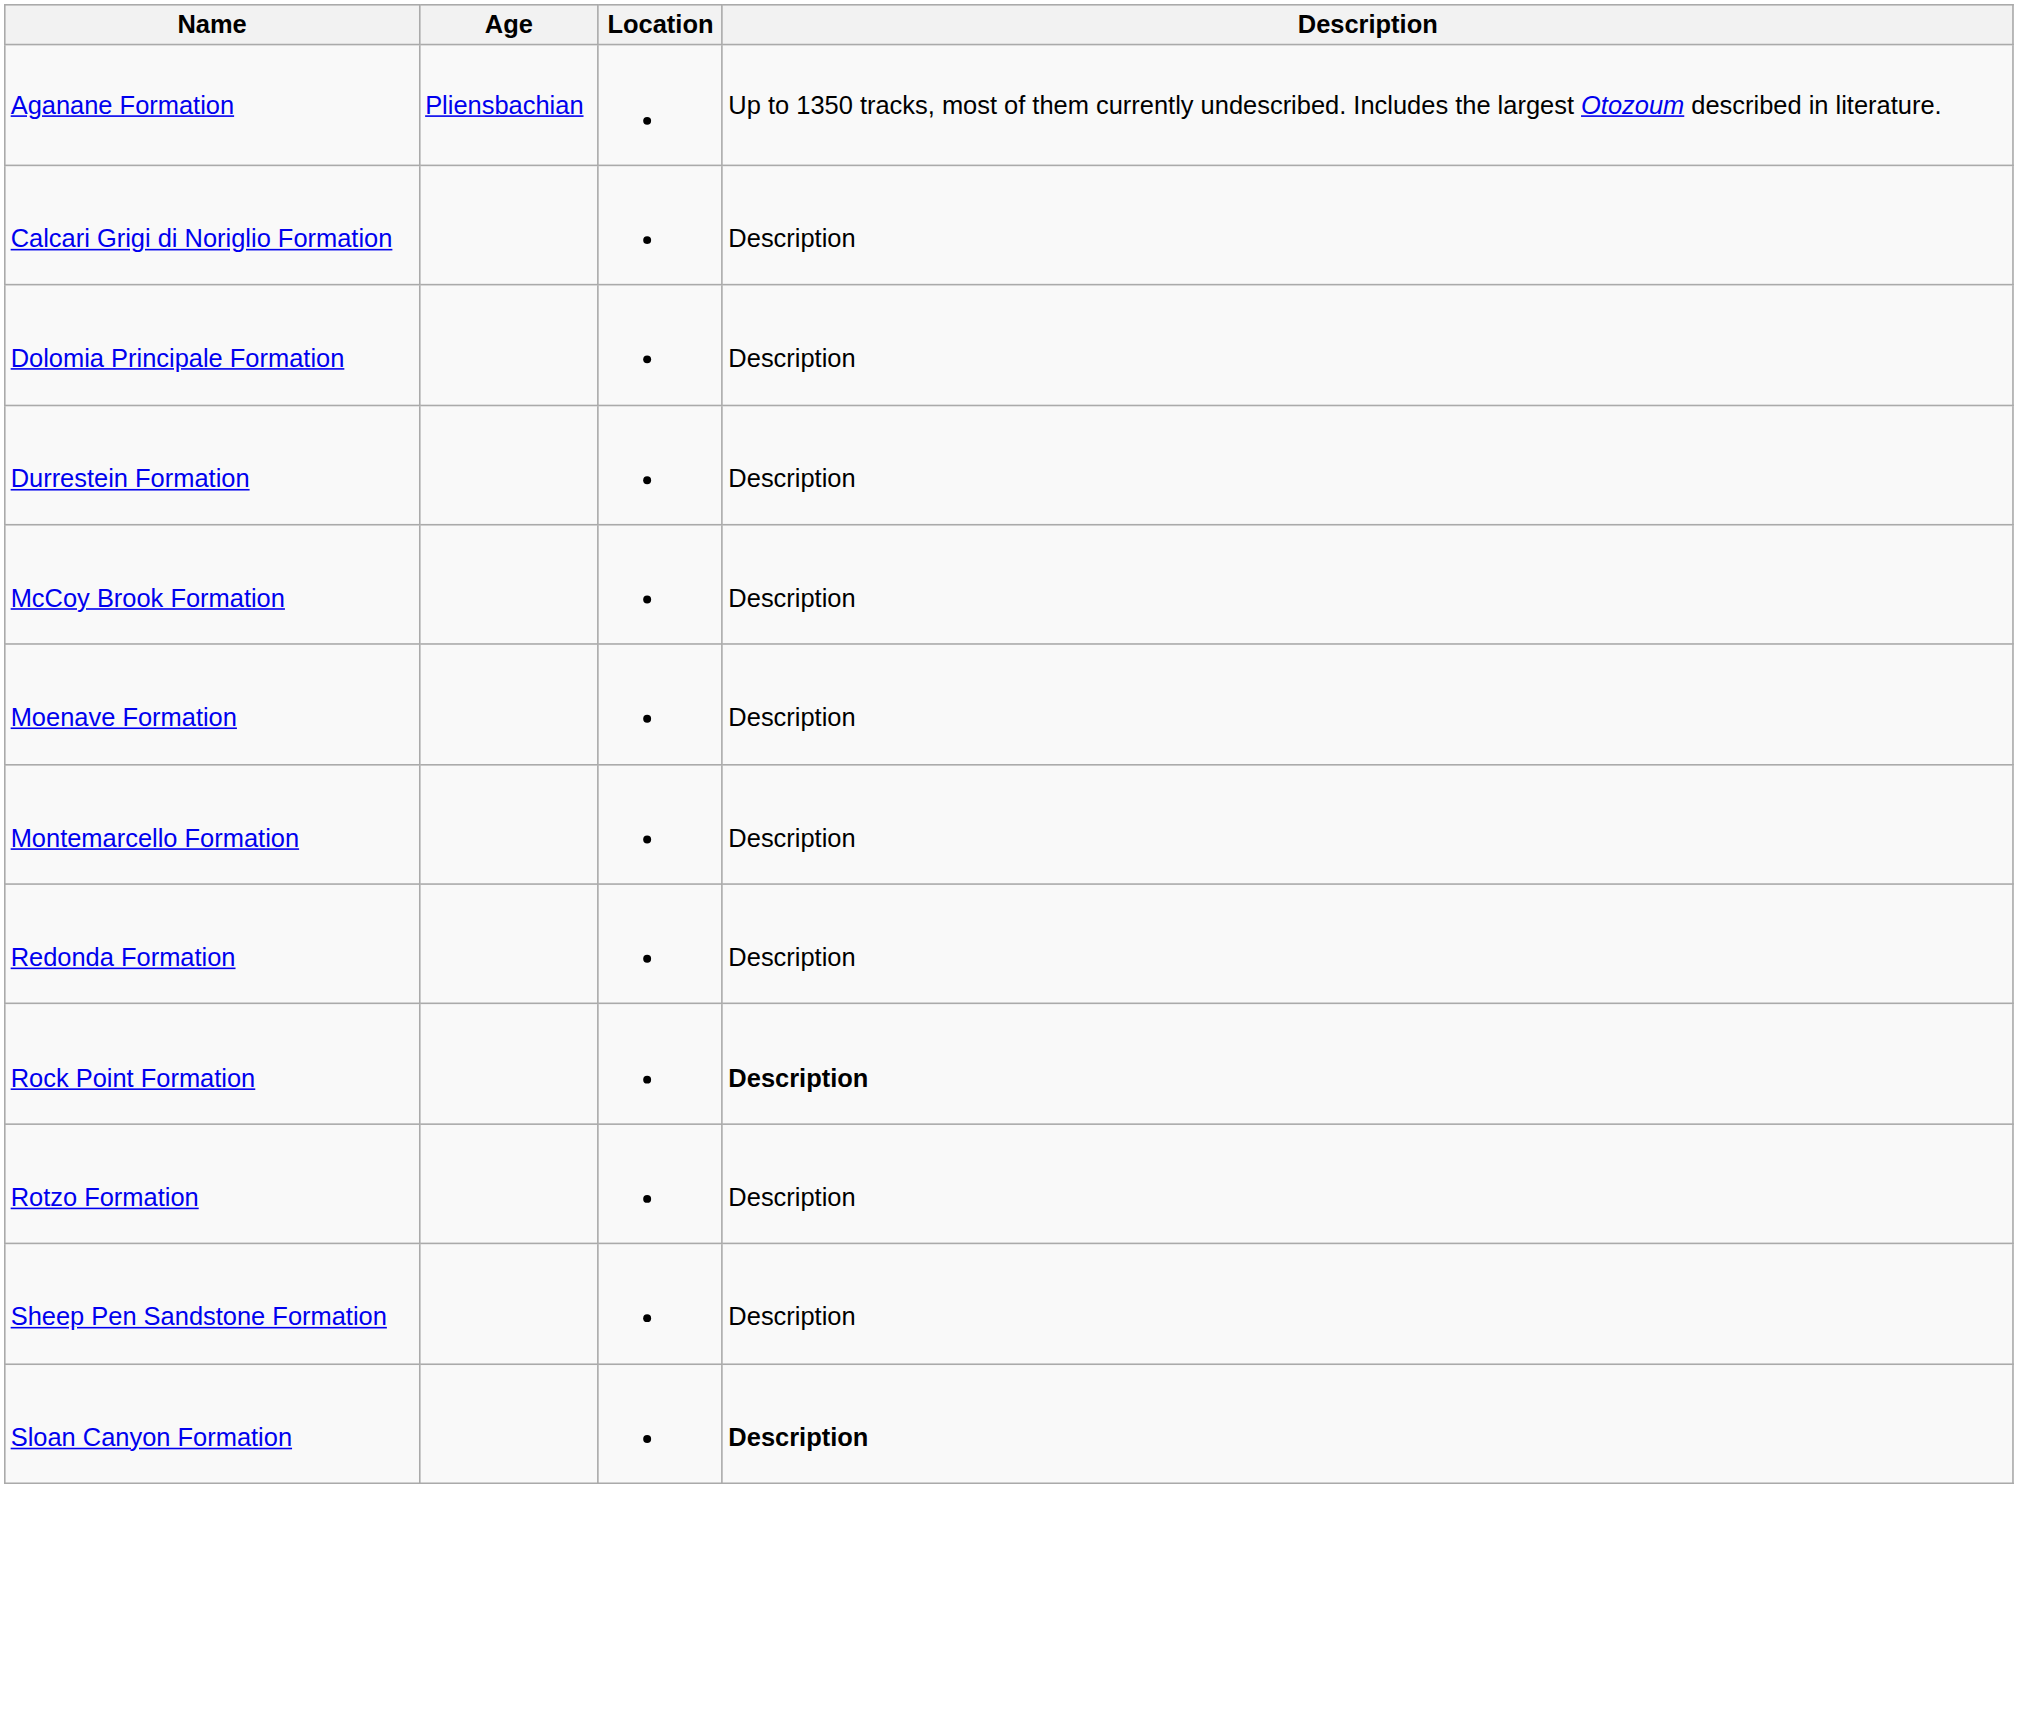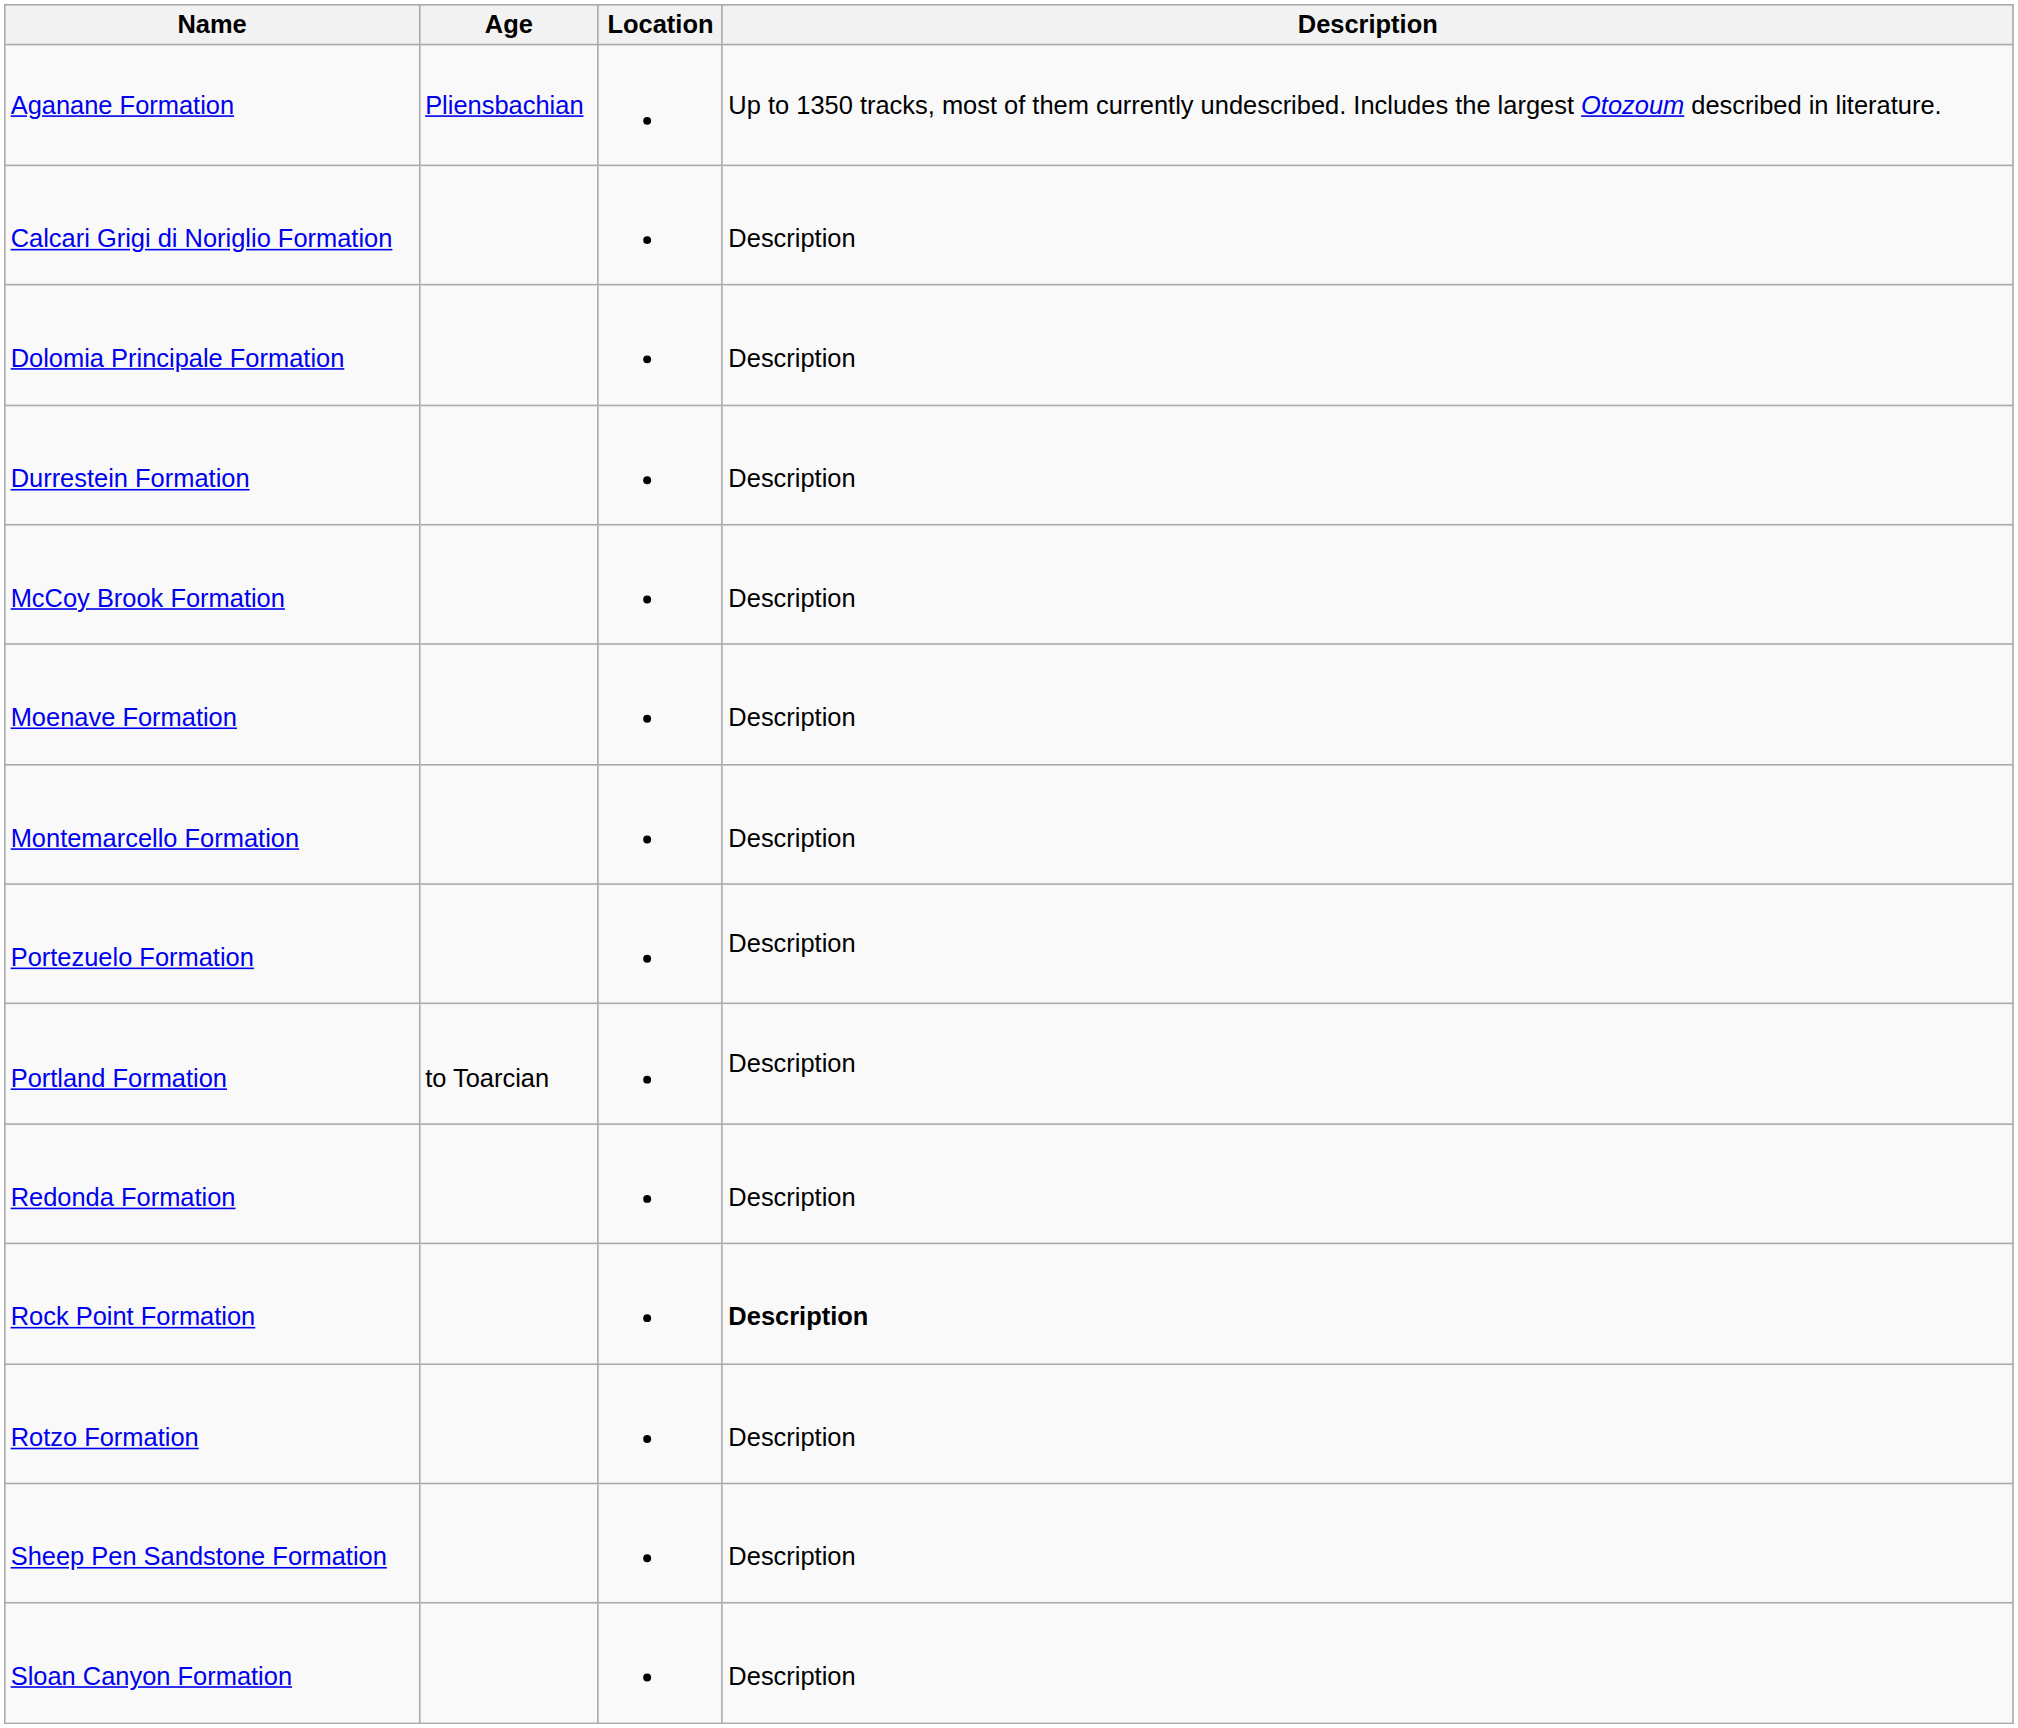+ row: (132, 958)
+ row: (119, 1077)
(798, 1437) bold -> (792, 1677) normal
